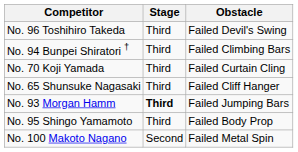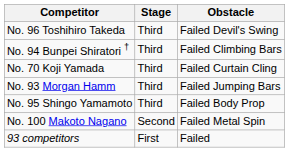- row: (74, 86)
(160, 103) bold -> (150, 86) normal
+ row: (43, 138)
